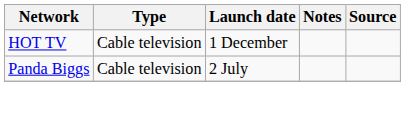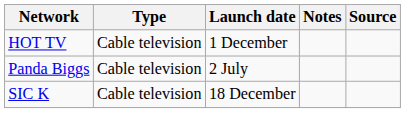+ row: (29, 94)
